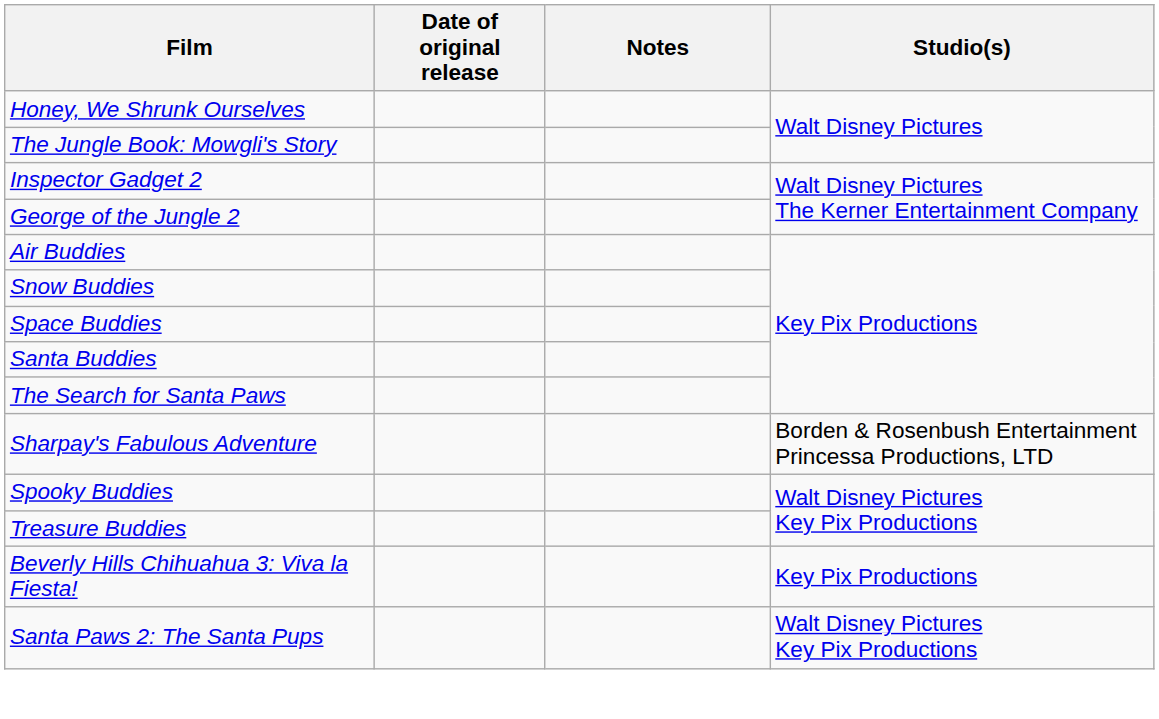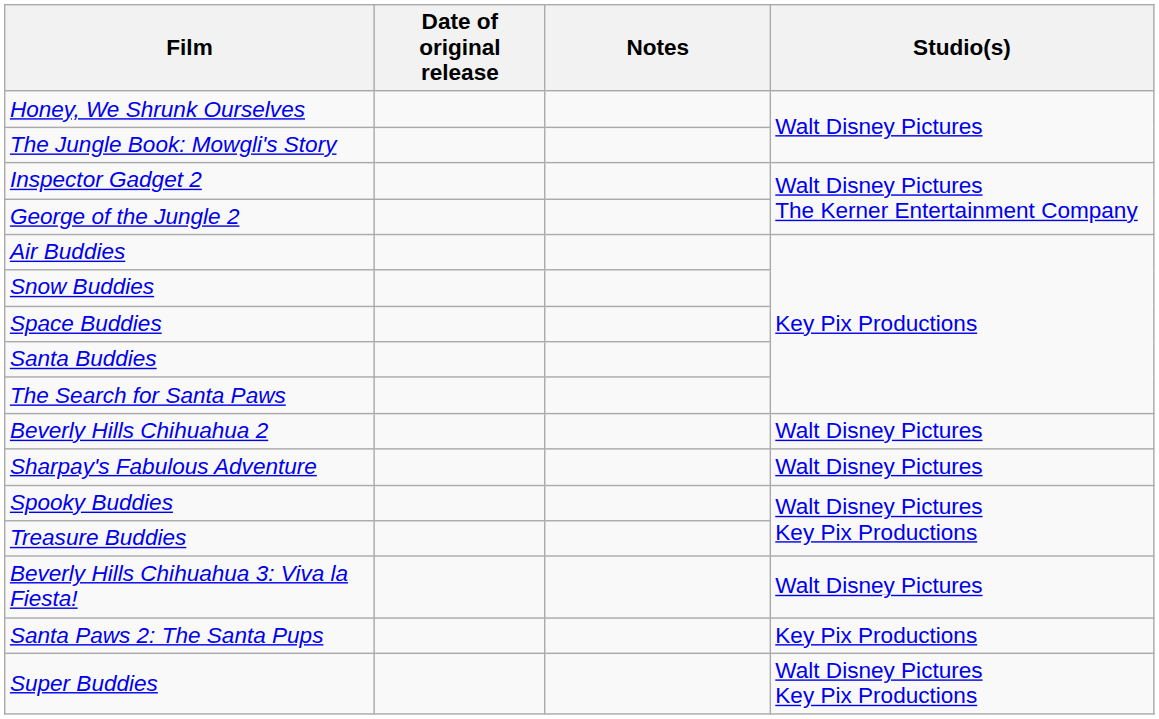+ row: (139, 430)
(956, 443) Borden & Rosenbush Entertainment Princessa Productions, LTD -> (879, 466) Walt Disney Pictures
(876, 576) Key Pix Productions -> (879, 586) Walt Disney Pictures
(879, 637) Walt Disney Pictures Key Pix Productions -> (876, 635) Key Pix Productions
+ row: (84, 683)
